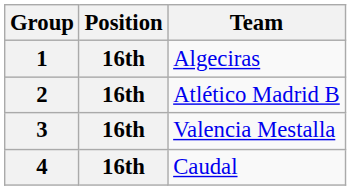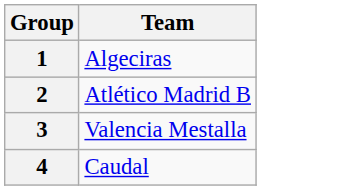- column: (124, 22)
